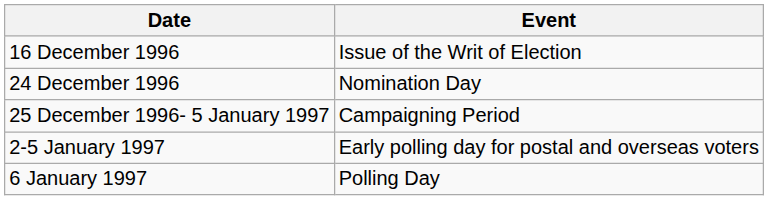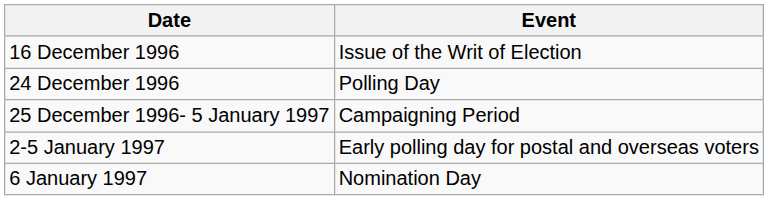(410, 83) Nomination Day -> (389, 83) Polling Day
(389, 178) Polling Day -> (410, 178) Nomination Day
